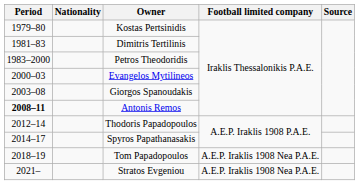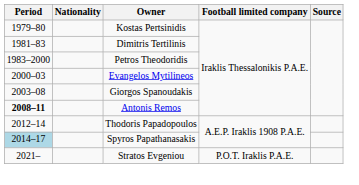(28, 139) no background -> (28, 139) lightblue background
- row: (151, 155)
(260, 171) A.E.P. Iraklis 1908 Nea P.A.E. -> (255, 155) P.O.T. Iraklis P.A.E.
